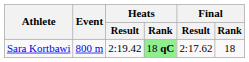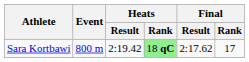(230, 49) 18 -> (230, 49) 17
